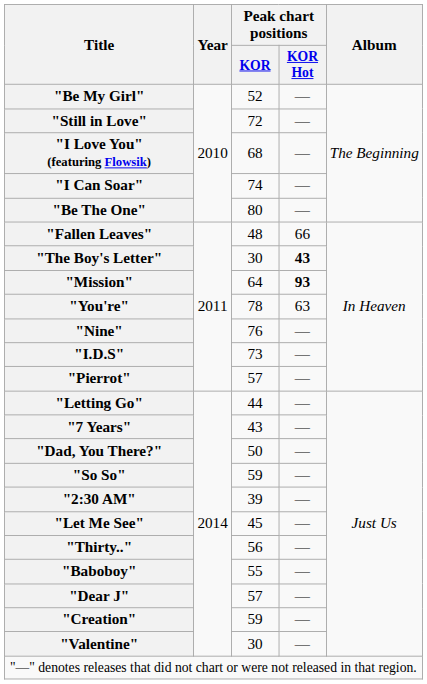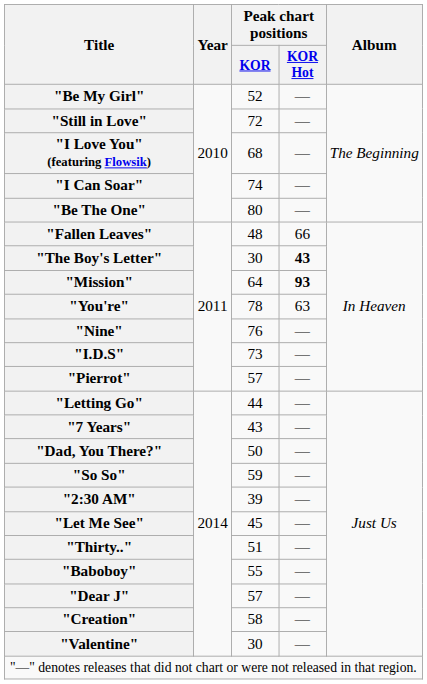(255, 547) 56 -> (255, 547) 51
(255, 619) 59 -> (255, 619) 58
